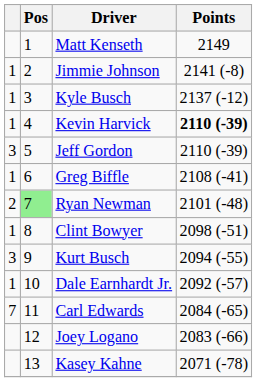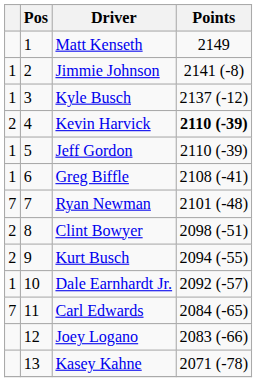(12, 124) 1 -> (12, 124) 2
(12, 150) 3 -> (12, 150) 1
(12, 203) 2 -> (12, 203) 7
(28, 203) lightgreen background -> (28, 203) no background
(12, 230) 1 -> (12, 230) 2
(12, 257) 3 -> (12, 257) 2
